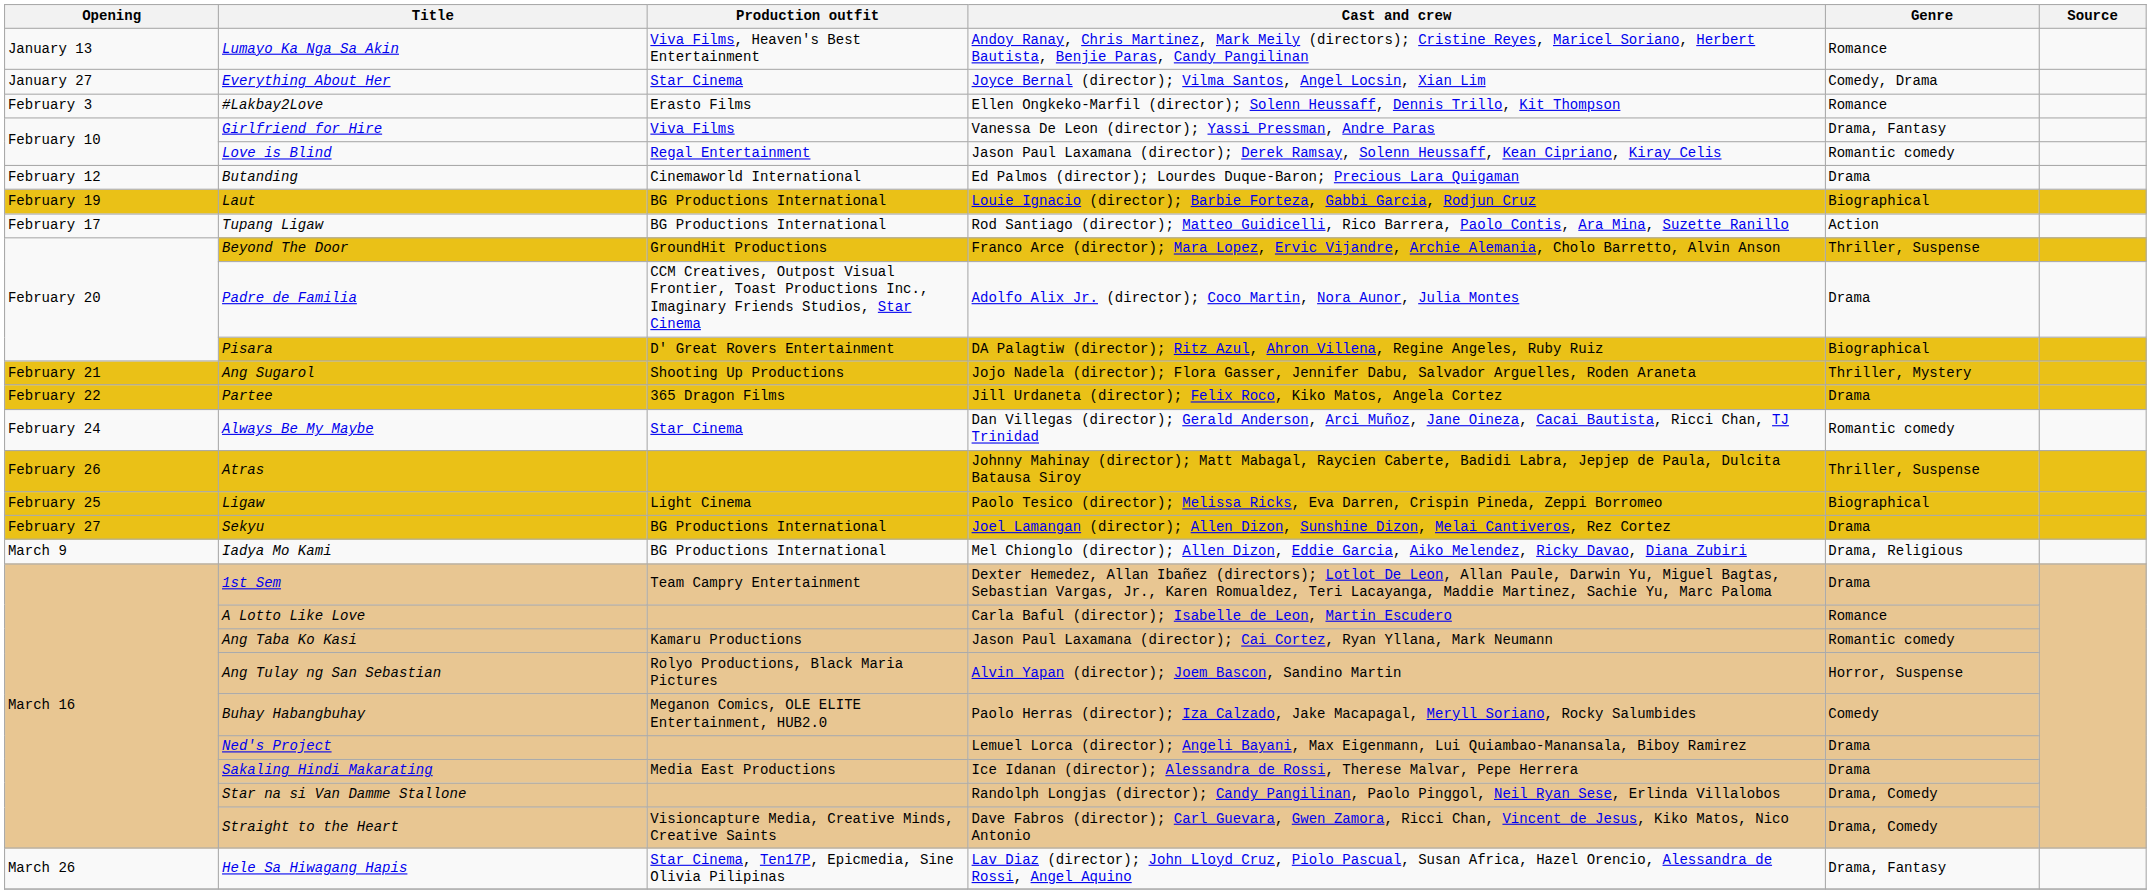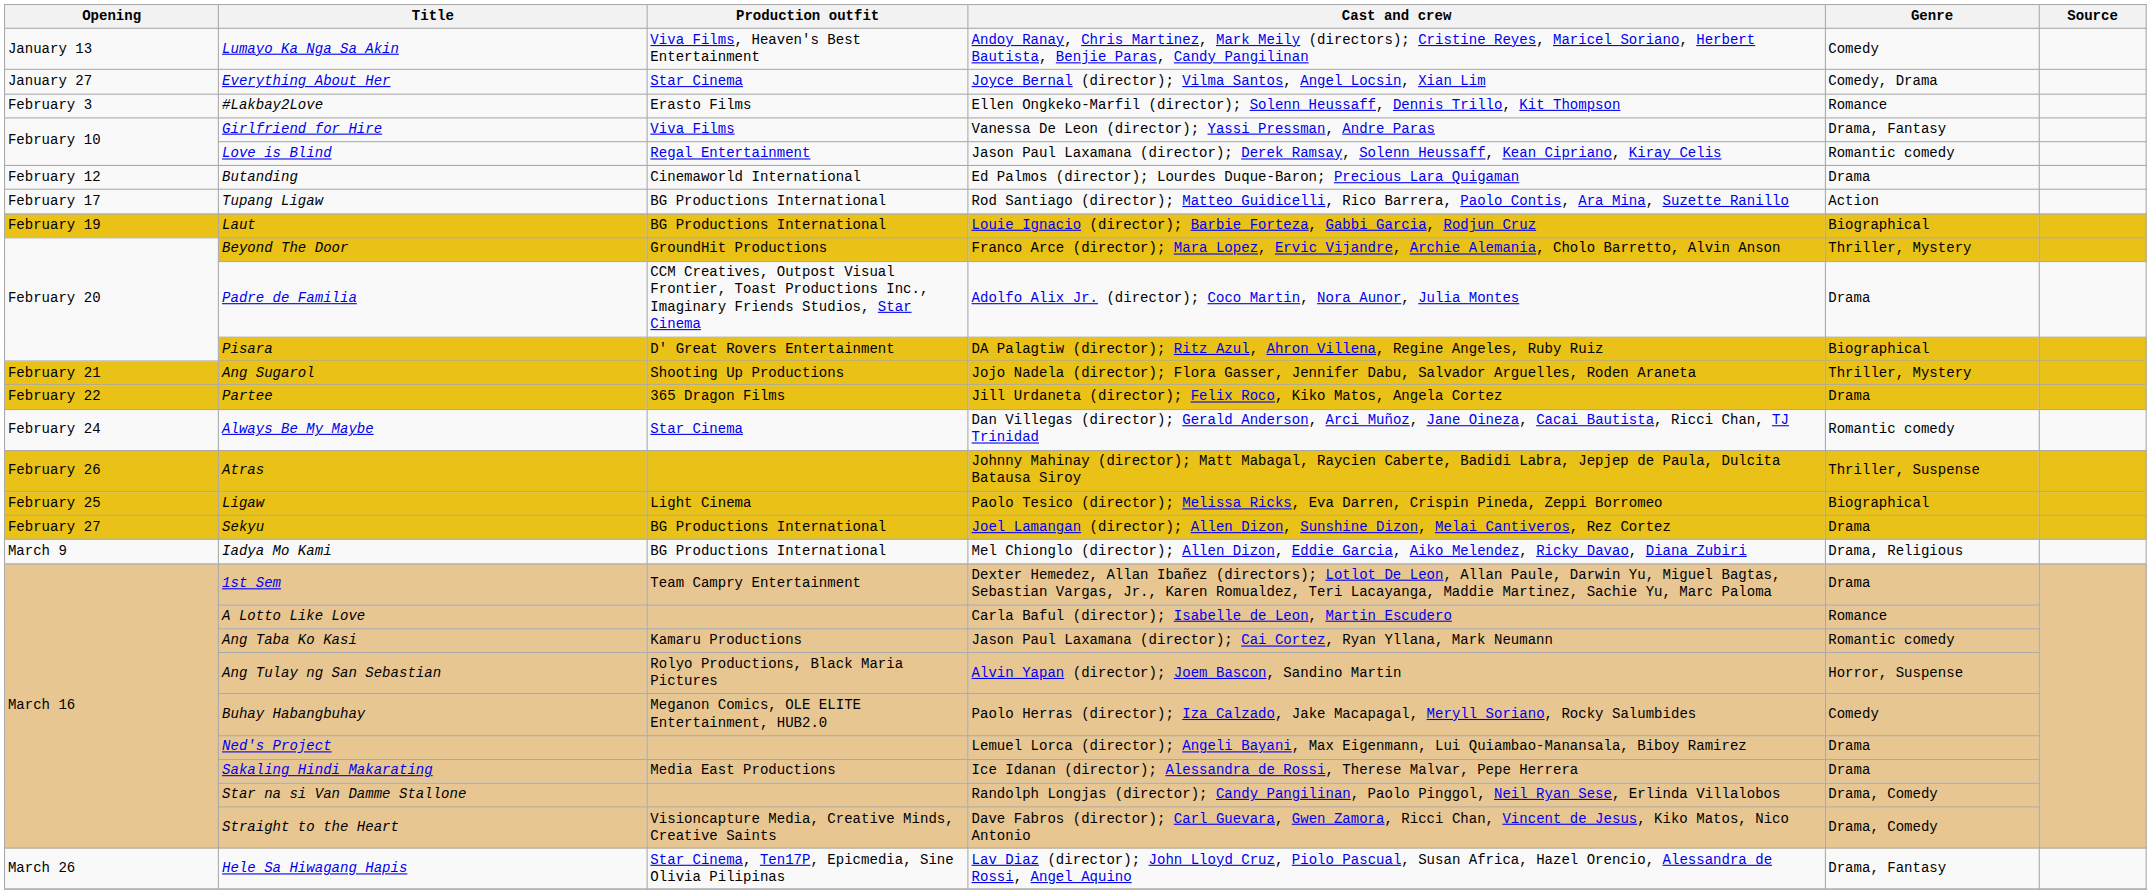(1858, 49) Romance -> (1854, 49) Comedy
rows swapped: (273, 225) <-> (239, 201)
(1904, 249) Thriller, Suspense -> (1900, 249) Thriller, Mystery
